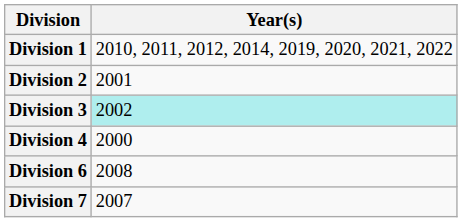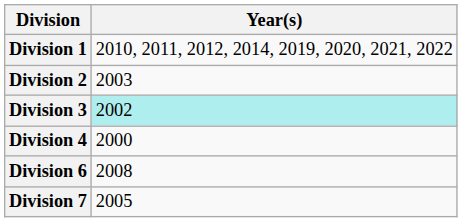(114, 79) 2001 -> (114, 79) 2003
(114, 200) 2007 -> (114, 200) 2005
